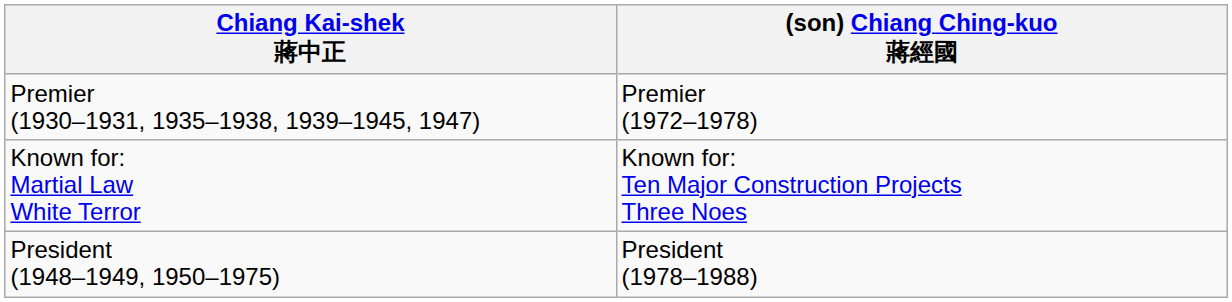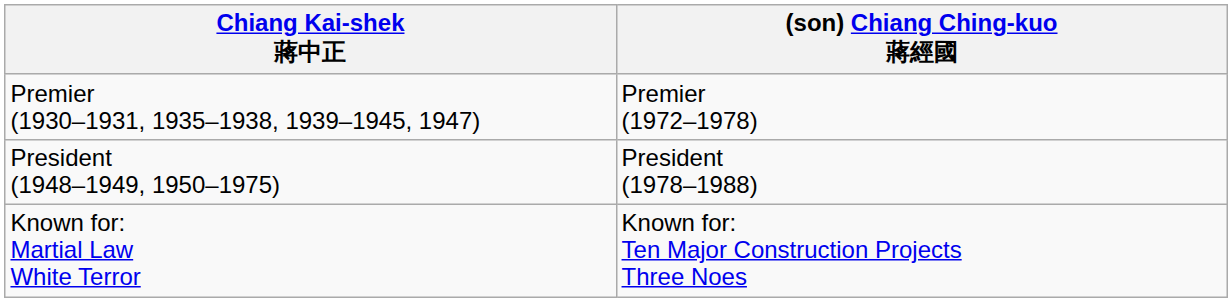rows swapped: (145, 263) <-> (76, 185)
